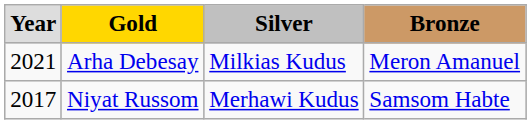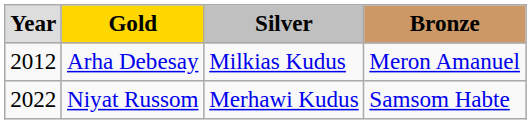(33, 61) 2021 -> (33, 61) 2012
(33, 99) 2017 -> (33, 99) 2022
